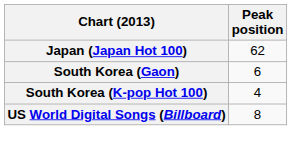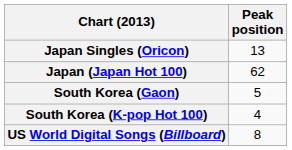+ row: (117, 51)
(258, 72) 6 -> (258, 93) 5
